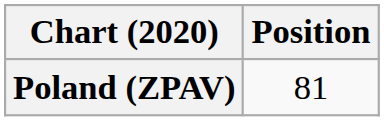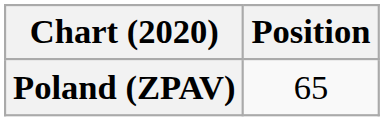(311, 86) 81 -> (311, 86) 65
